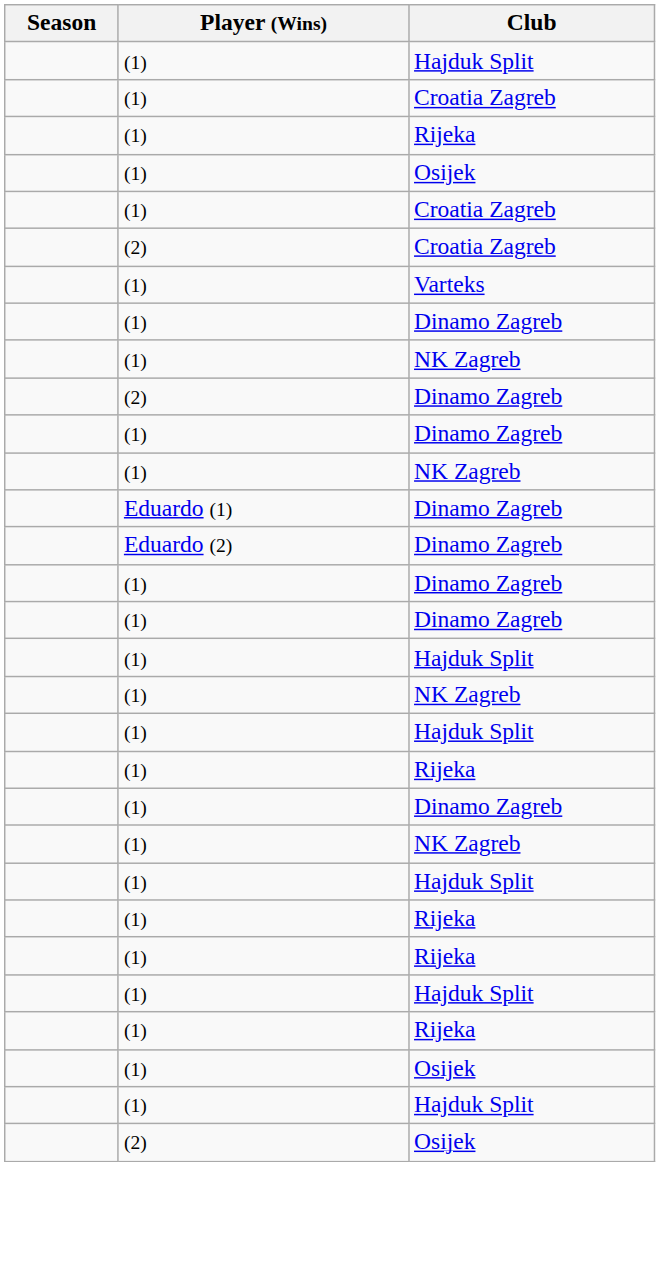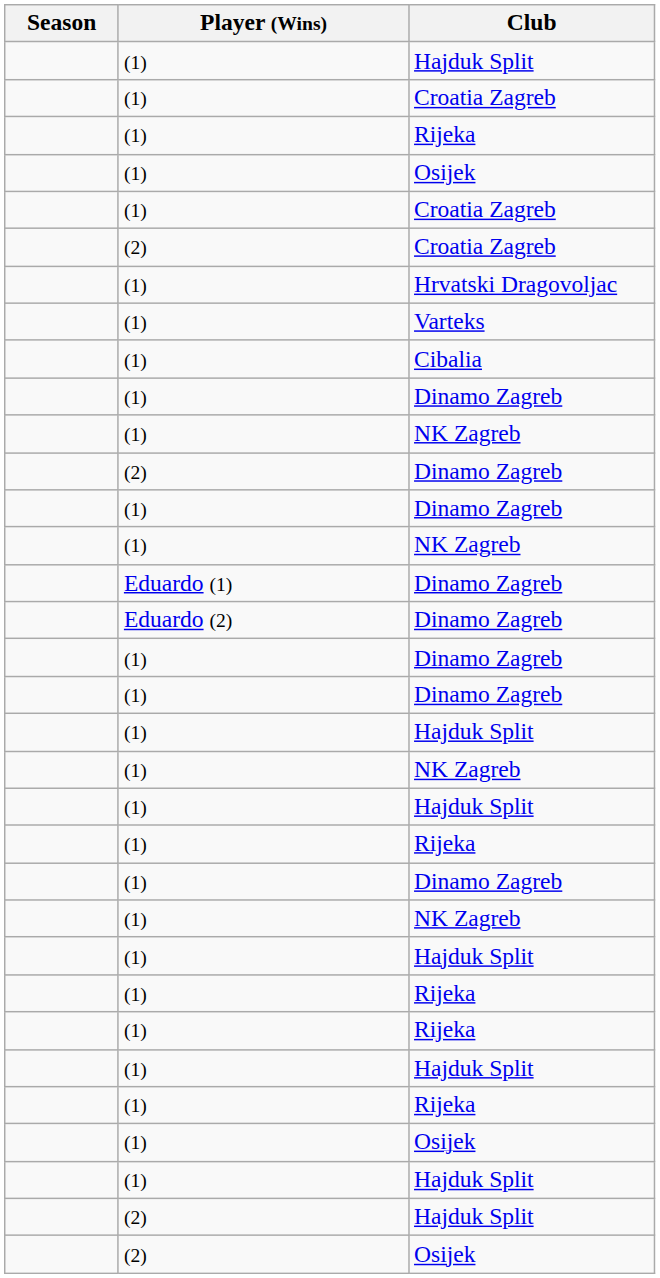+ row: (135, 285)
+ row: (135, 360)
+ row: (135, 1218)
